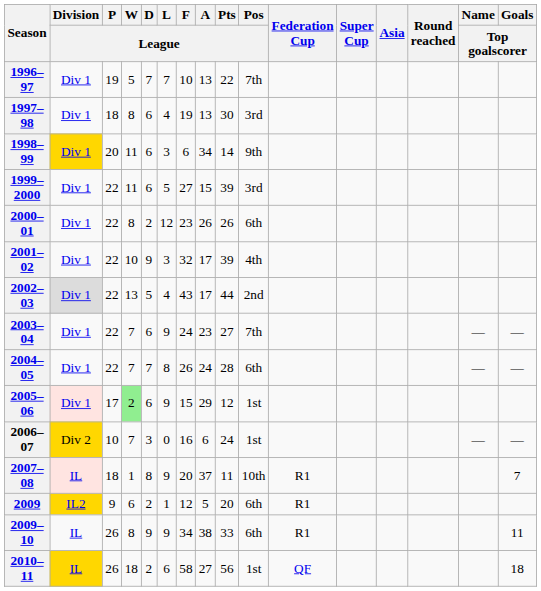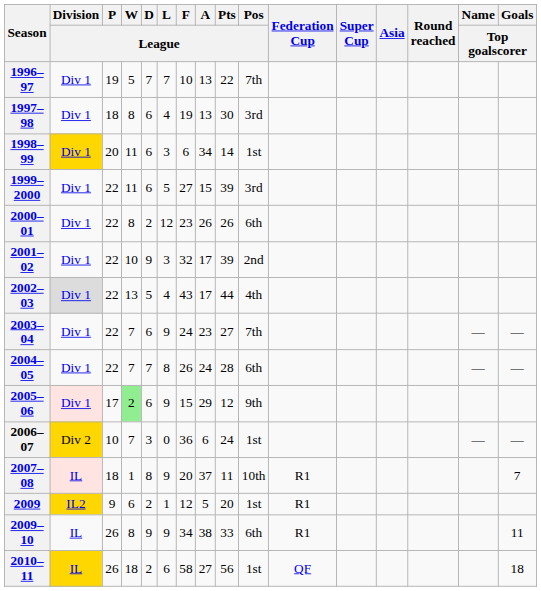(254, 151) 9th -> (254, 151) 1st
(254, 259) 4th -> (254, 259) 2nd
(254, 295) 2nd -> (254, 295) 4th
(254, 403) 1st -> (254, 403) 9th
(186, 439) 16 -> (186, 439) 36
(254, 504) 6th -> (254, 504) 1st
